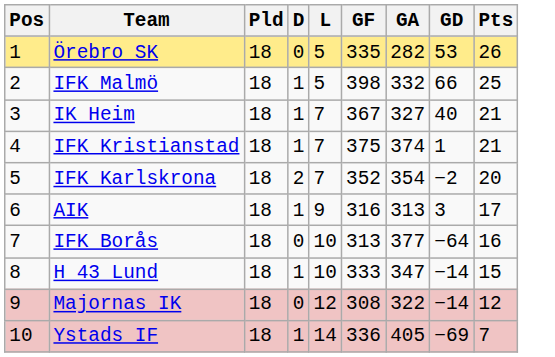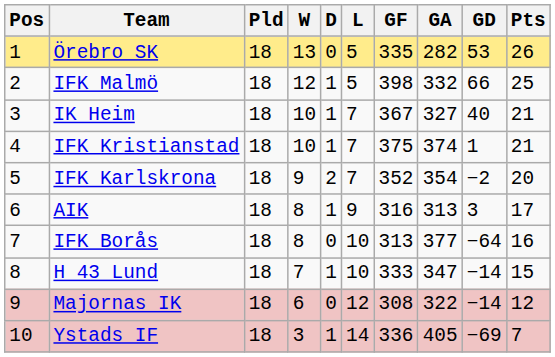+ column: (304, 21)
